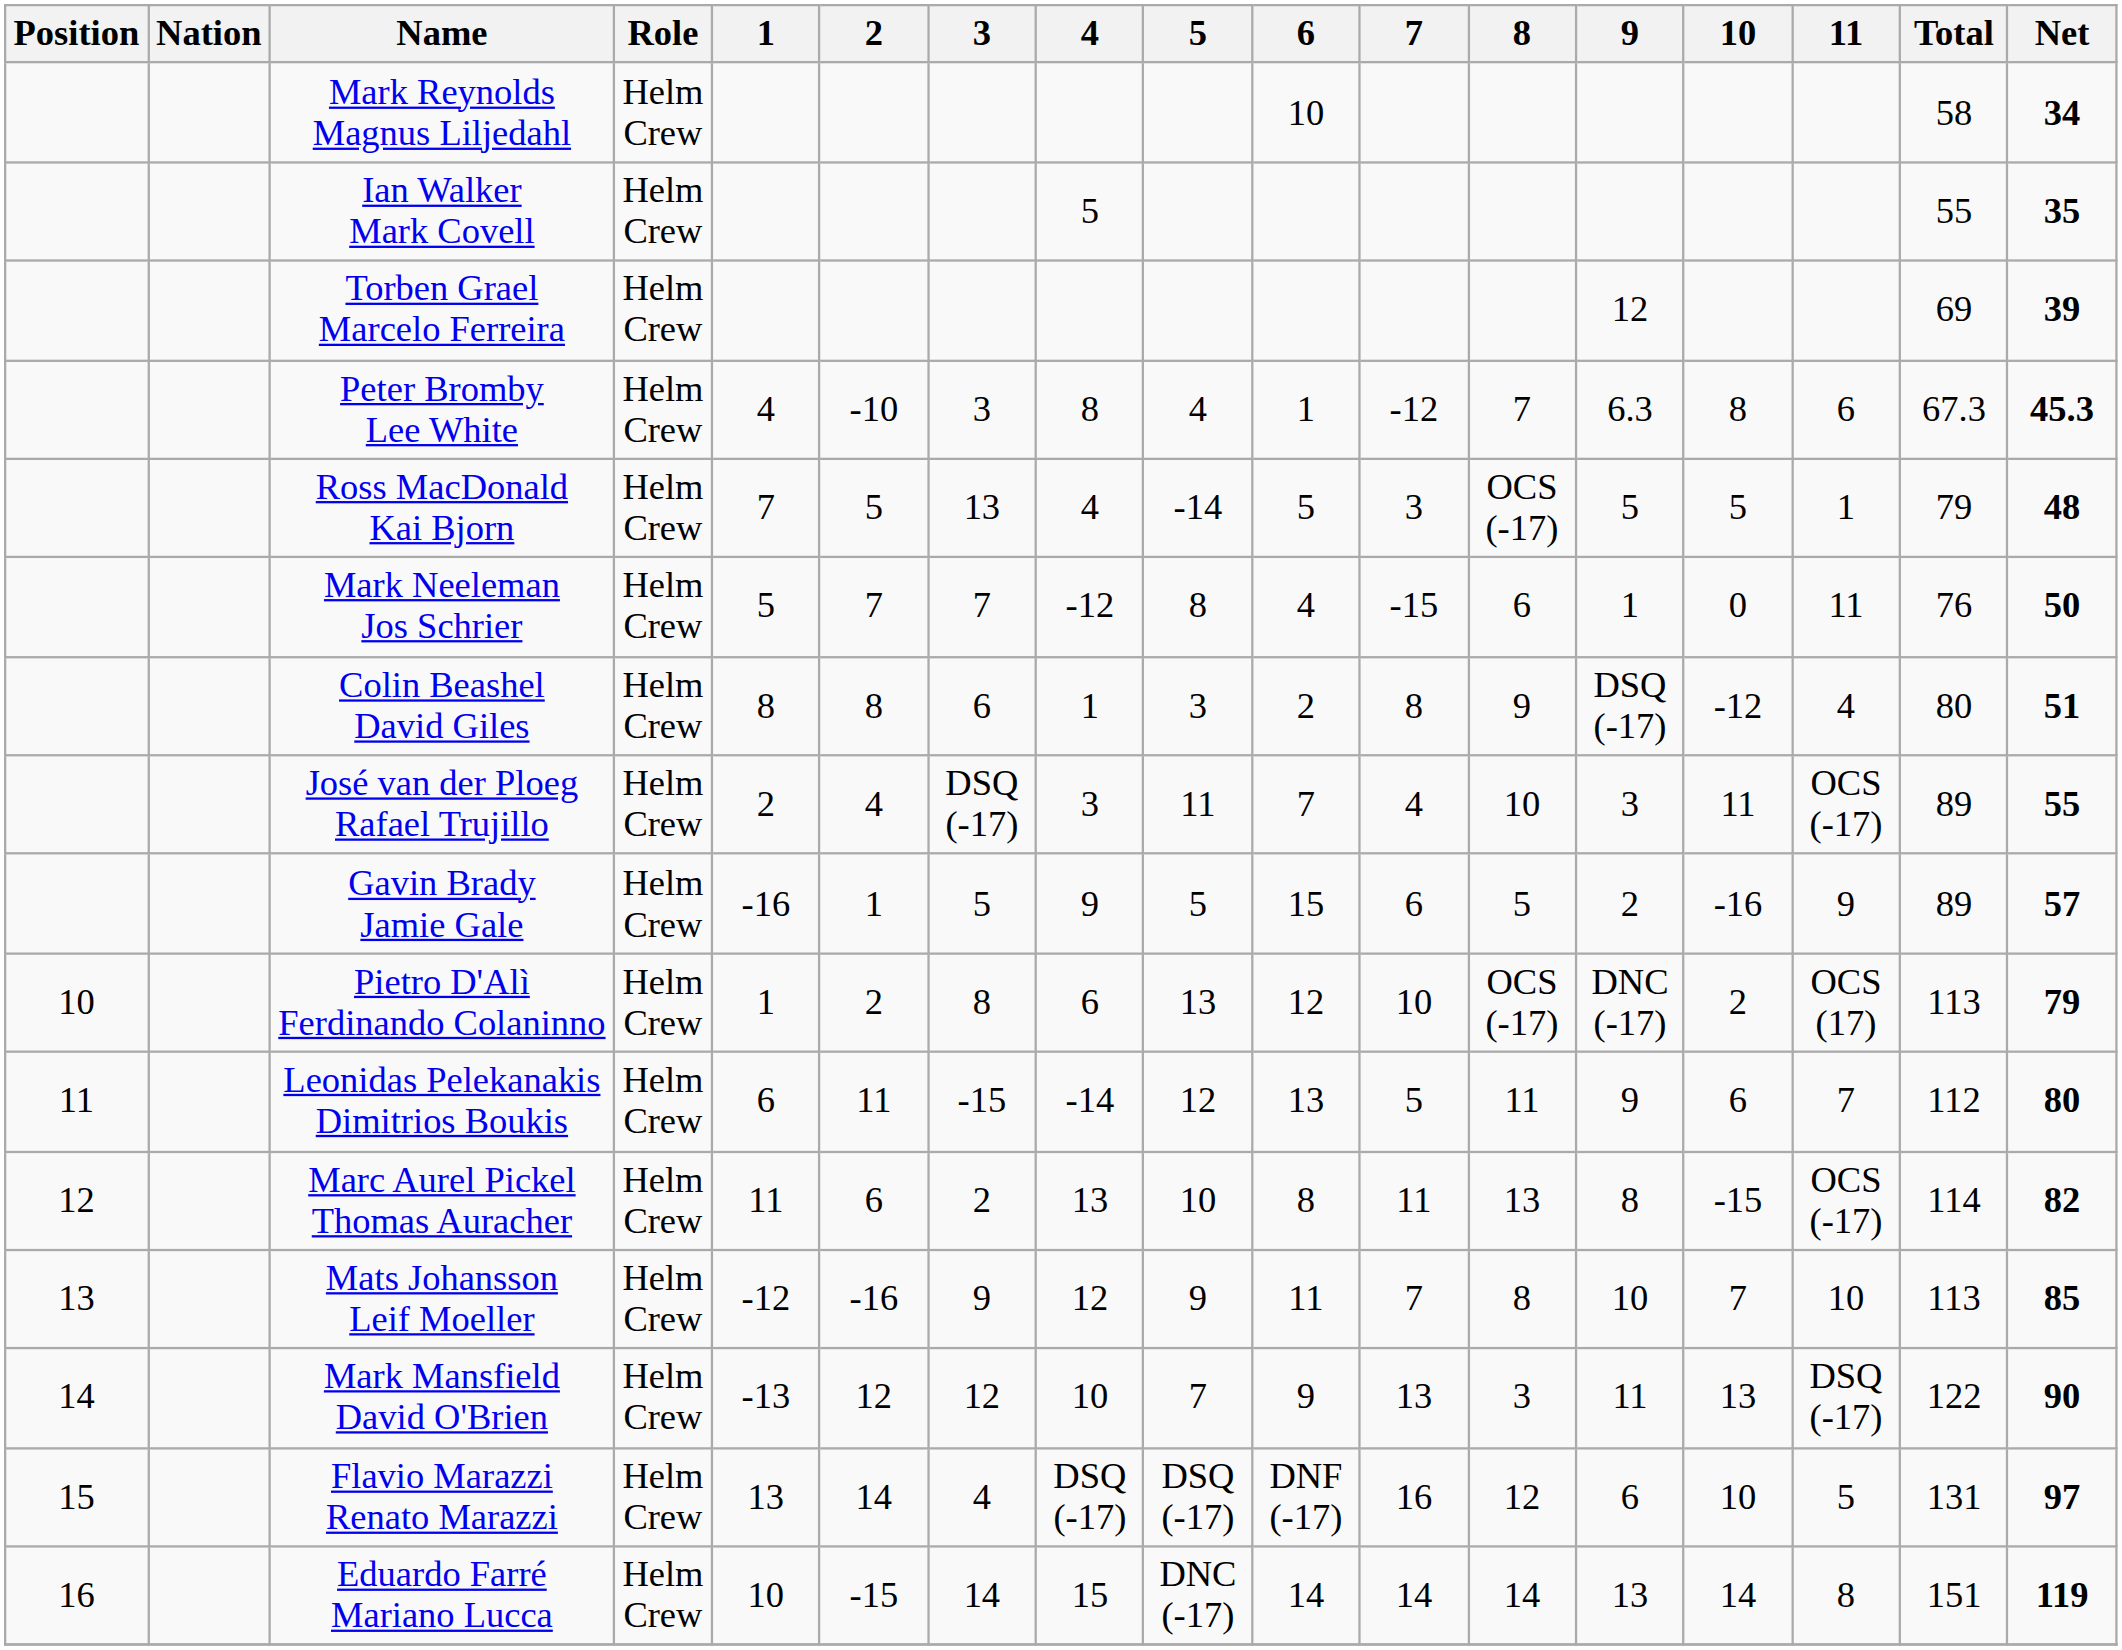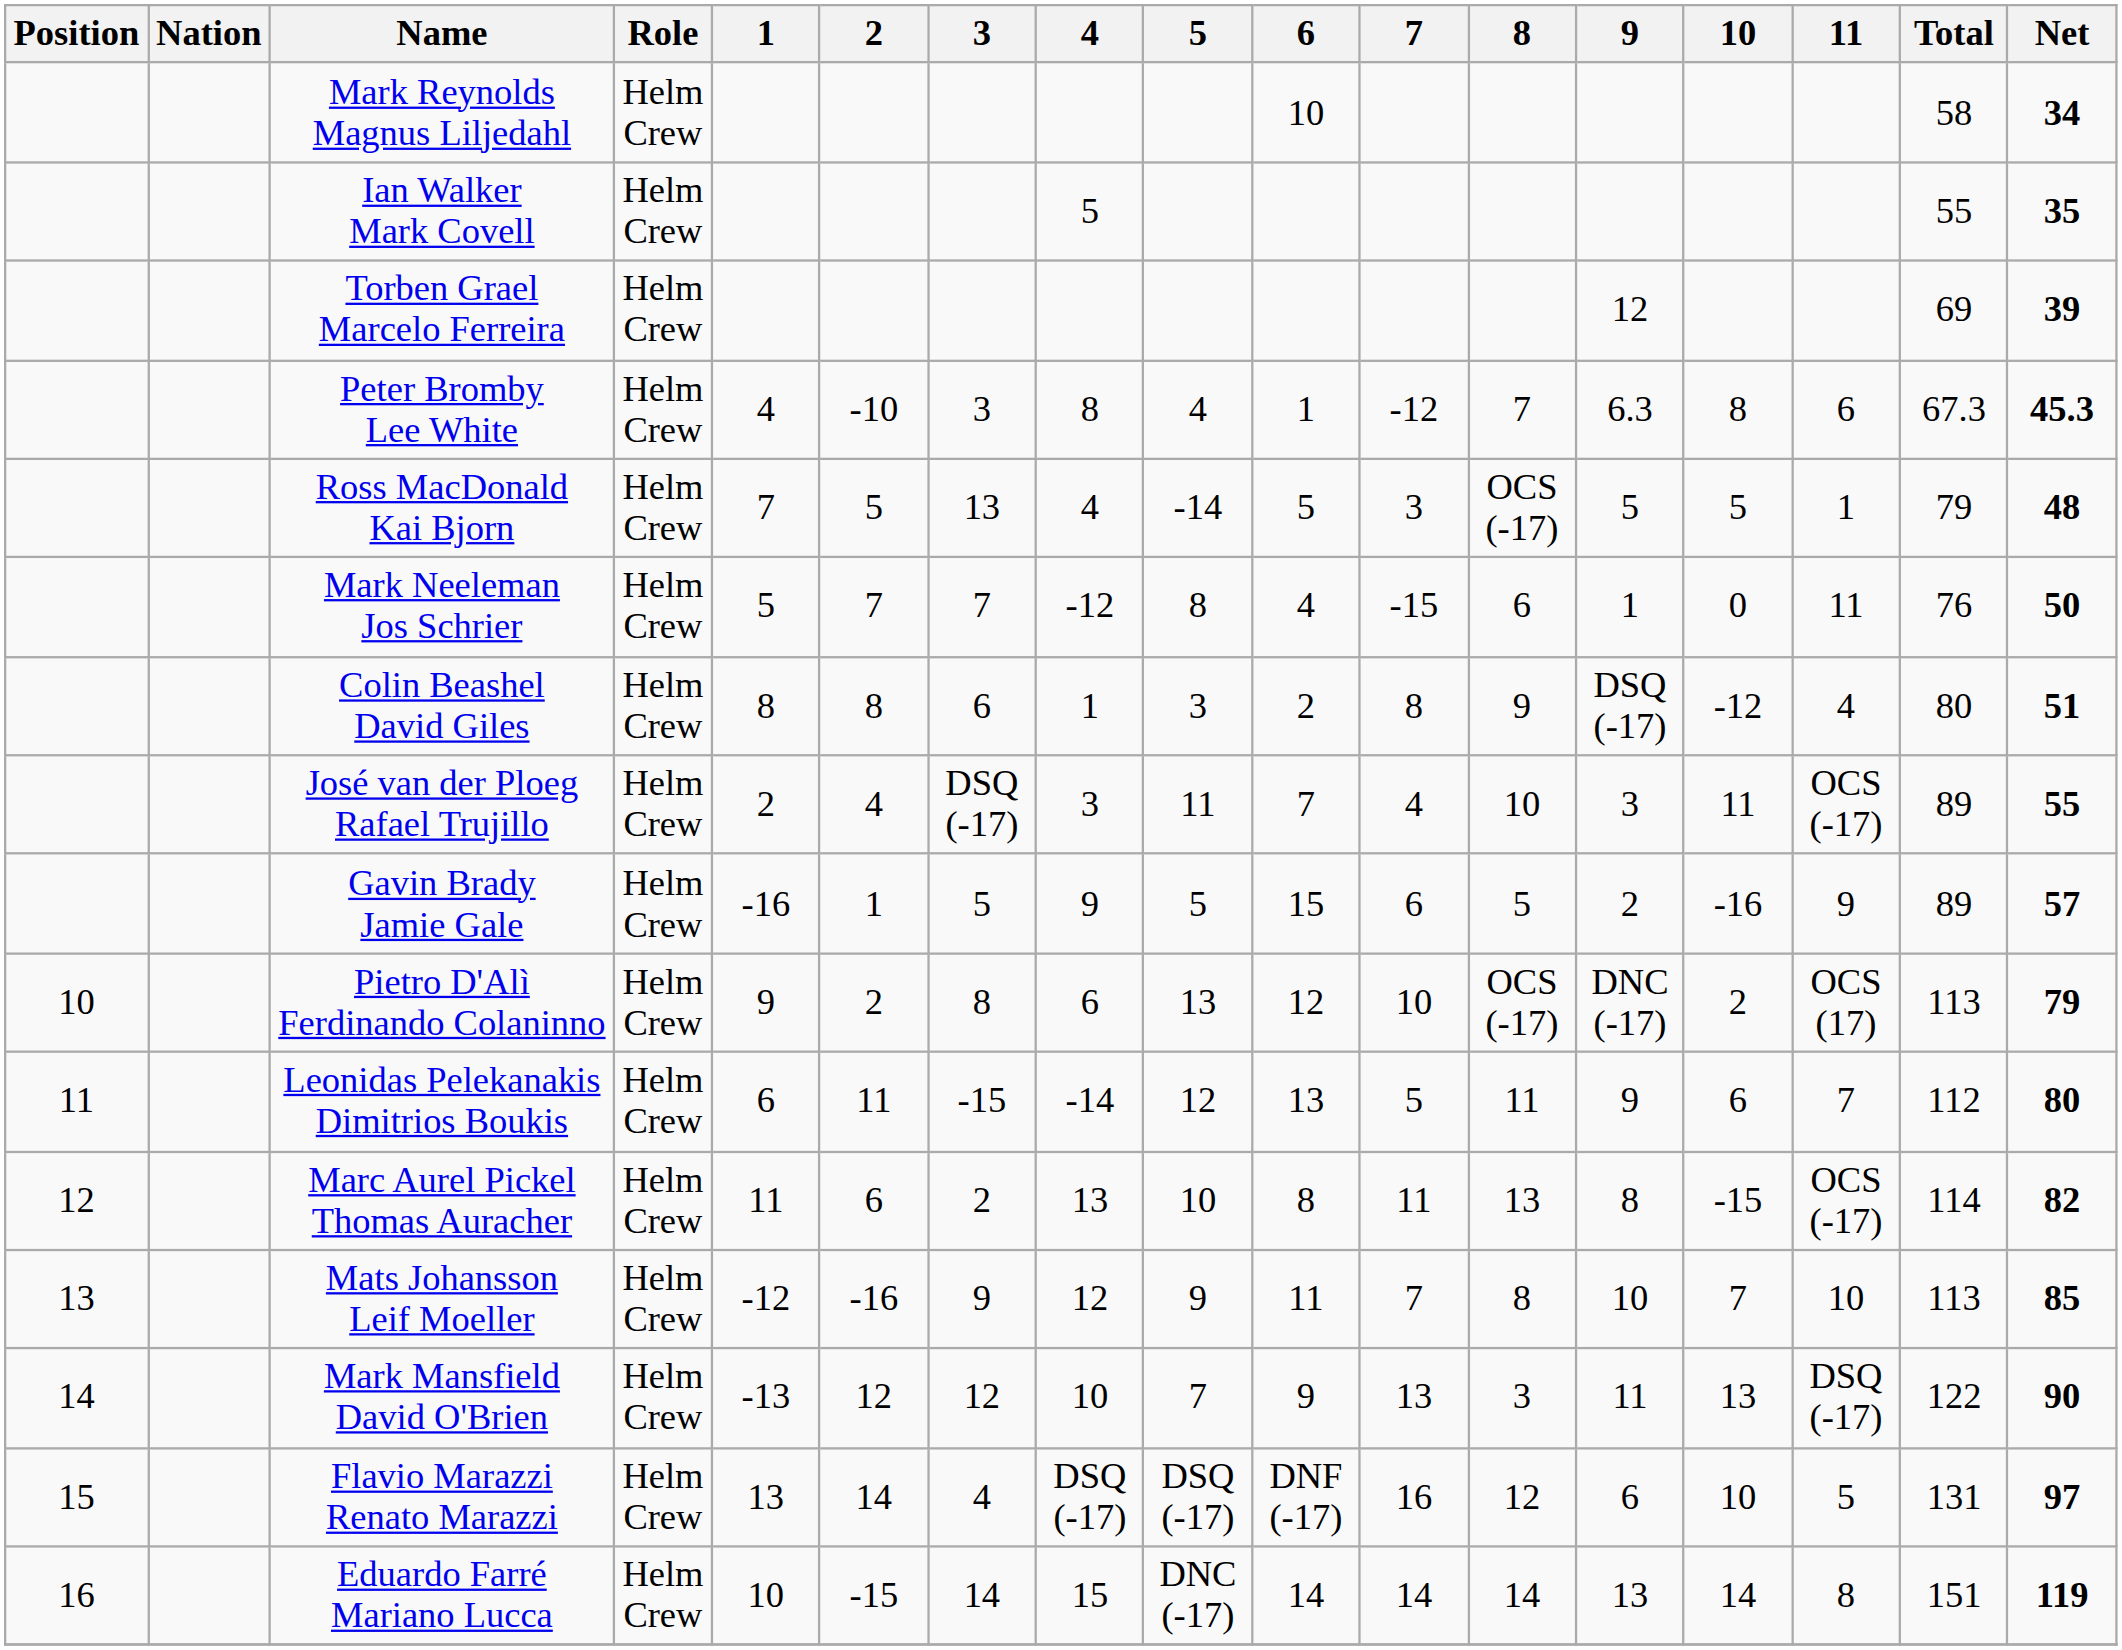(766, 1001) 1 -> (766, 1001) 9
